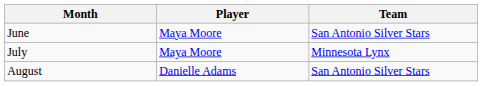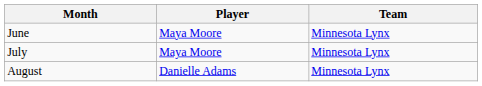(370, 33) San Antonio Silver Stars -> (350, 33) Minnesota Lynx
(370, 71) San Antonio Silver Stars -> (350, 71) Minnesota Lynx
